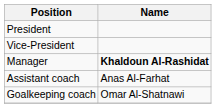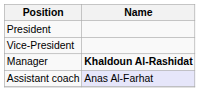(135, 78) no background -> (119, 78) lavender background
- row: (51, 95)
